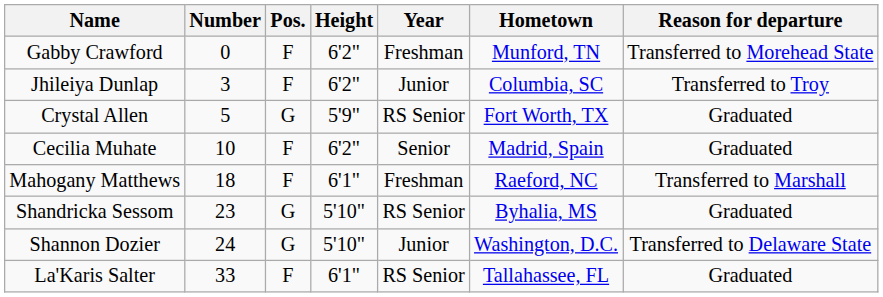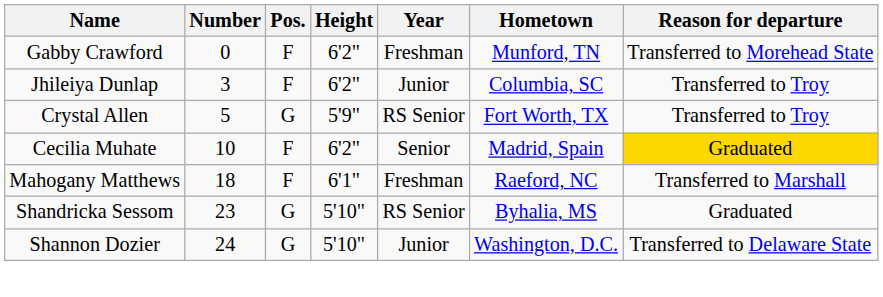(750, 116) Graduated -> (750, 116) Transferred to Troy
(750, 148) no background -> (750, 148) gold background
- row: (95, 276)
